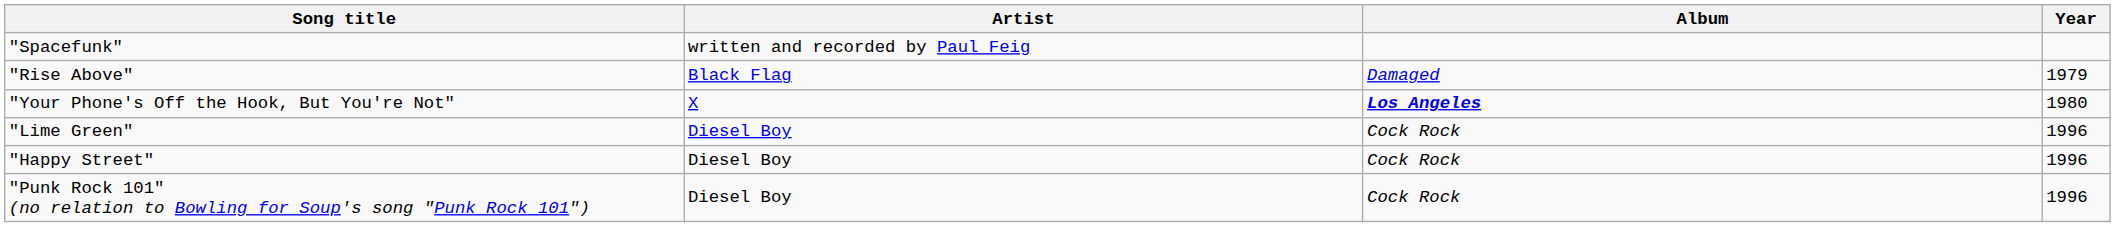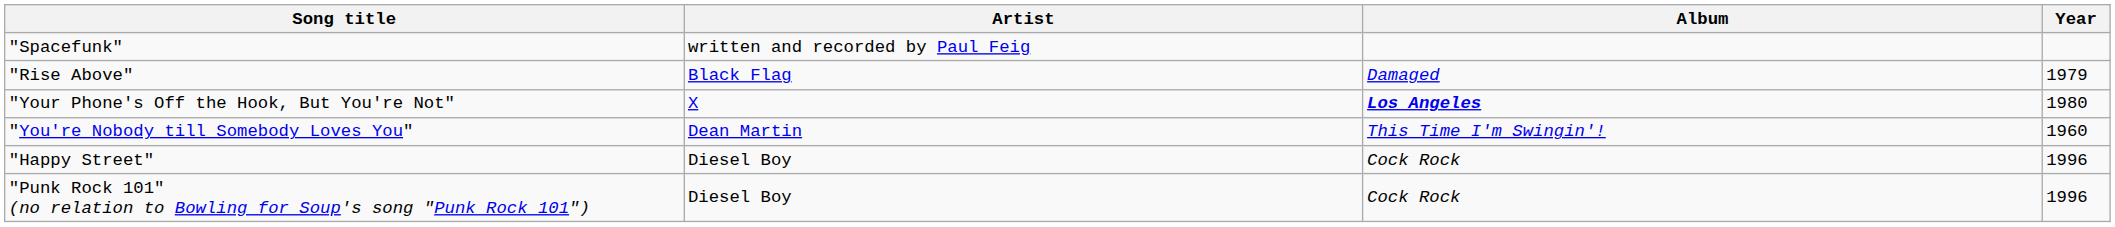+ row: (211, 131)
- row: (71, 131)
